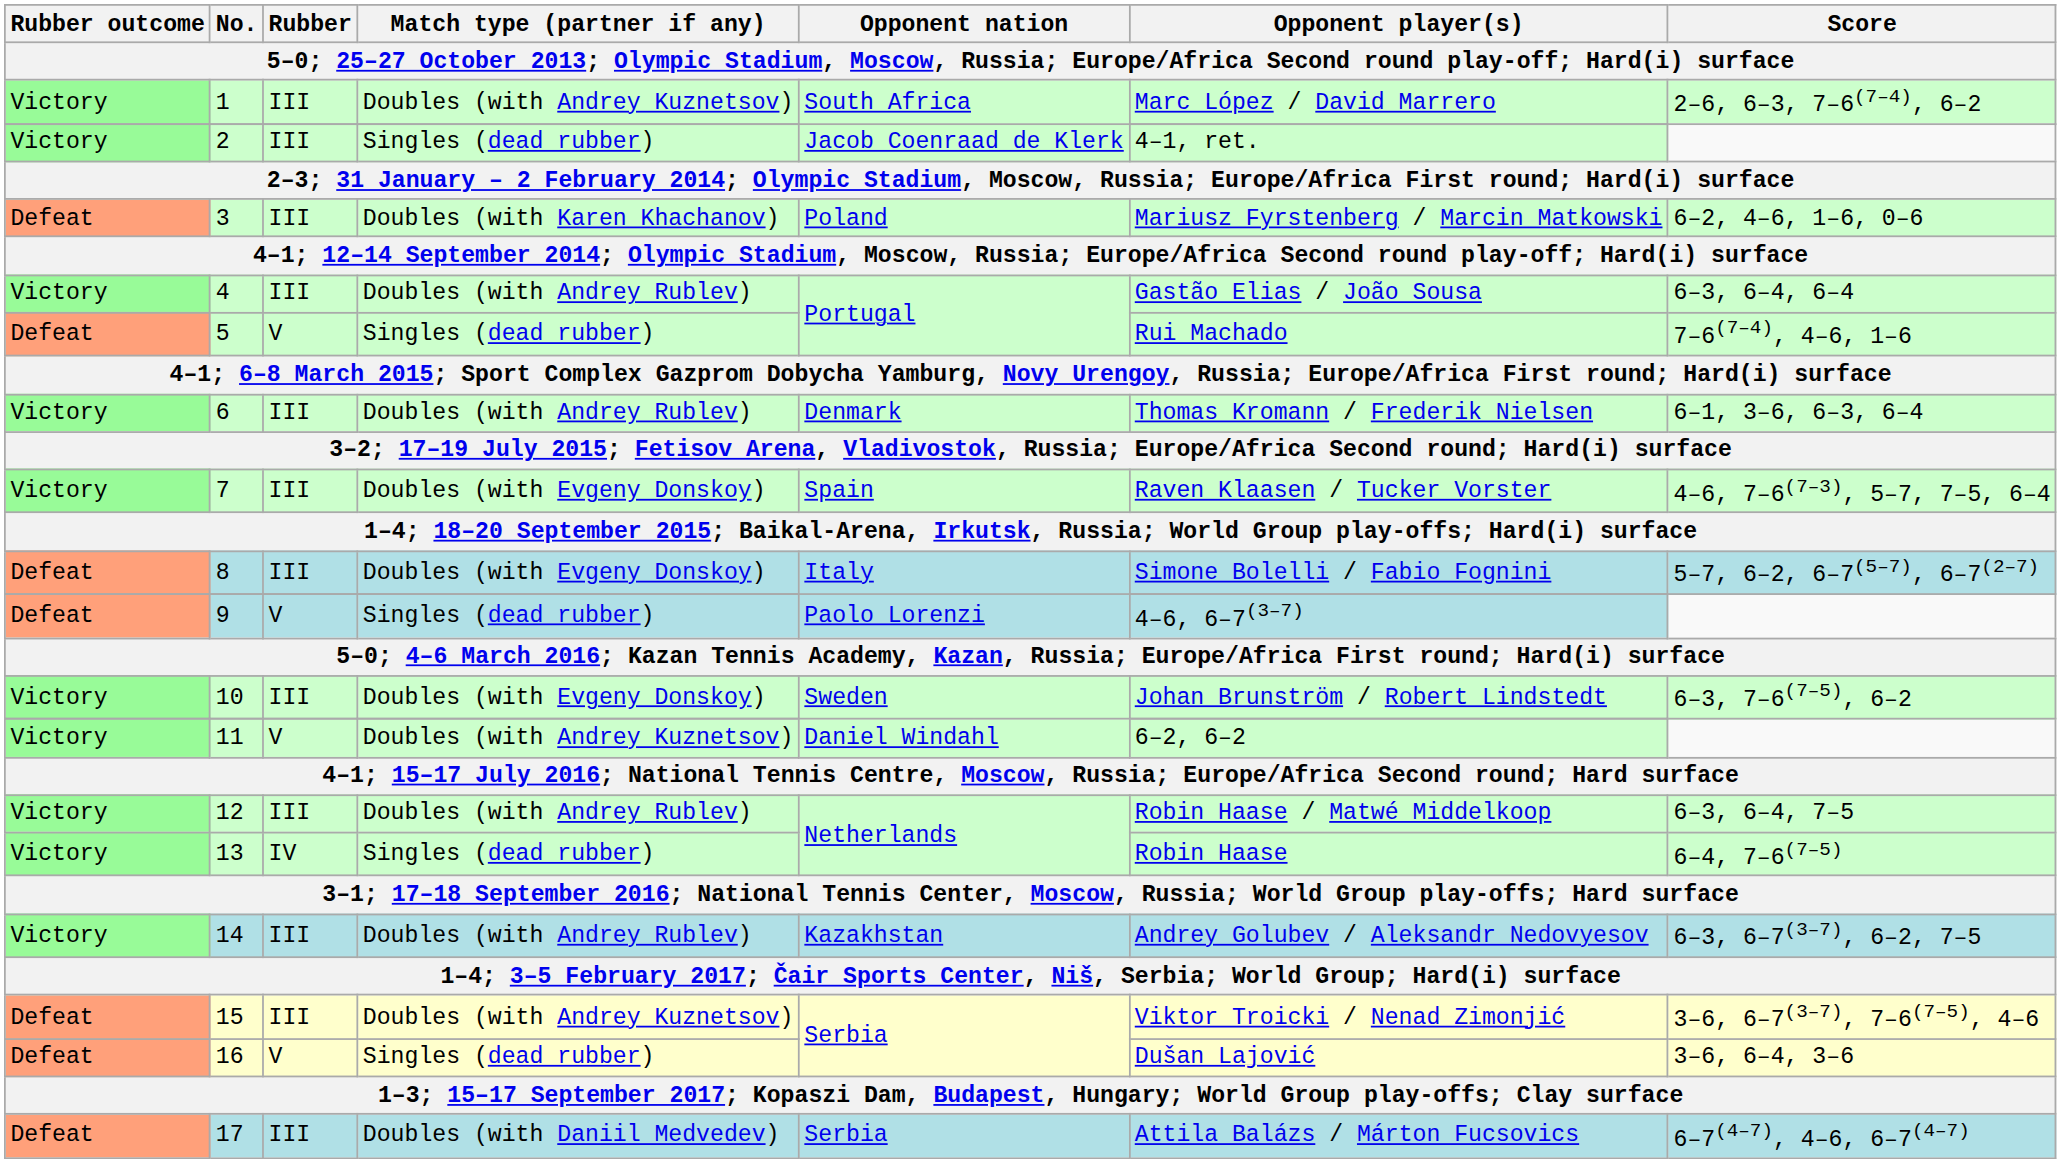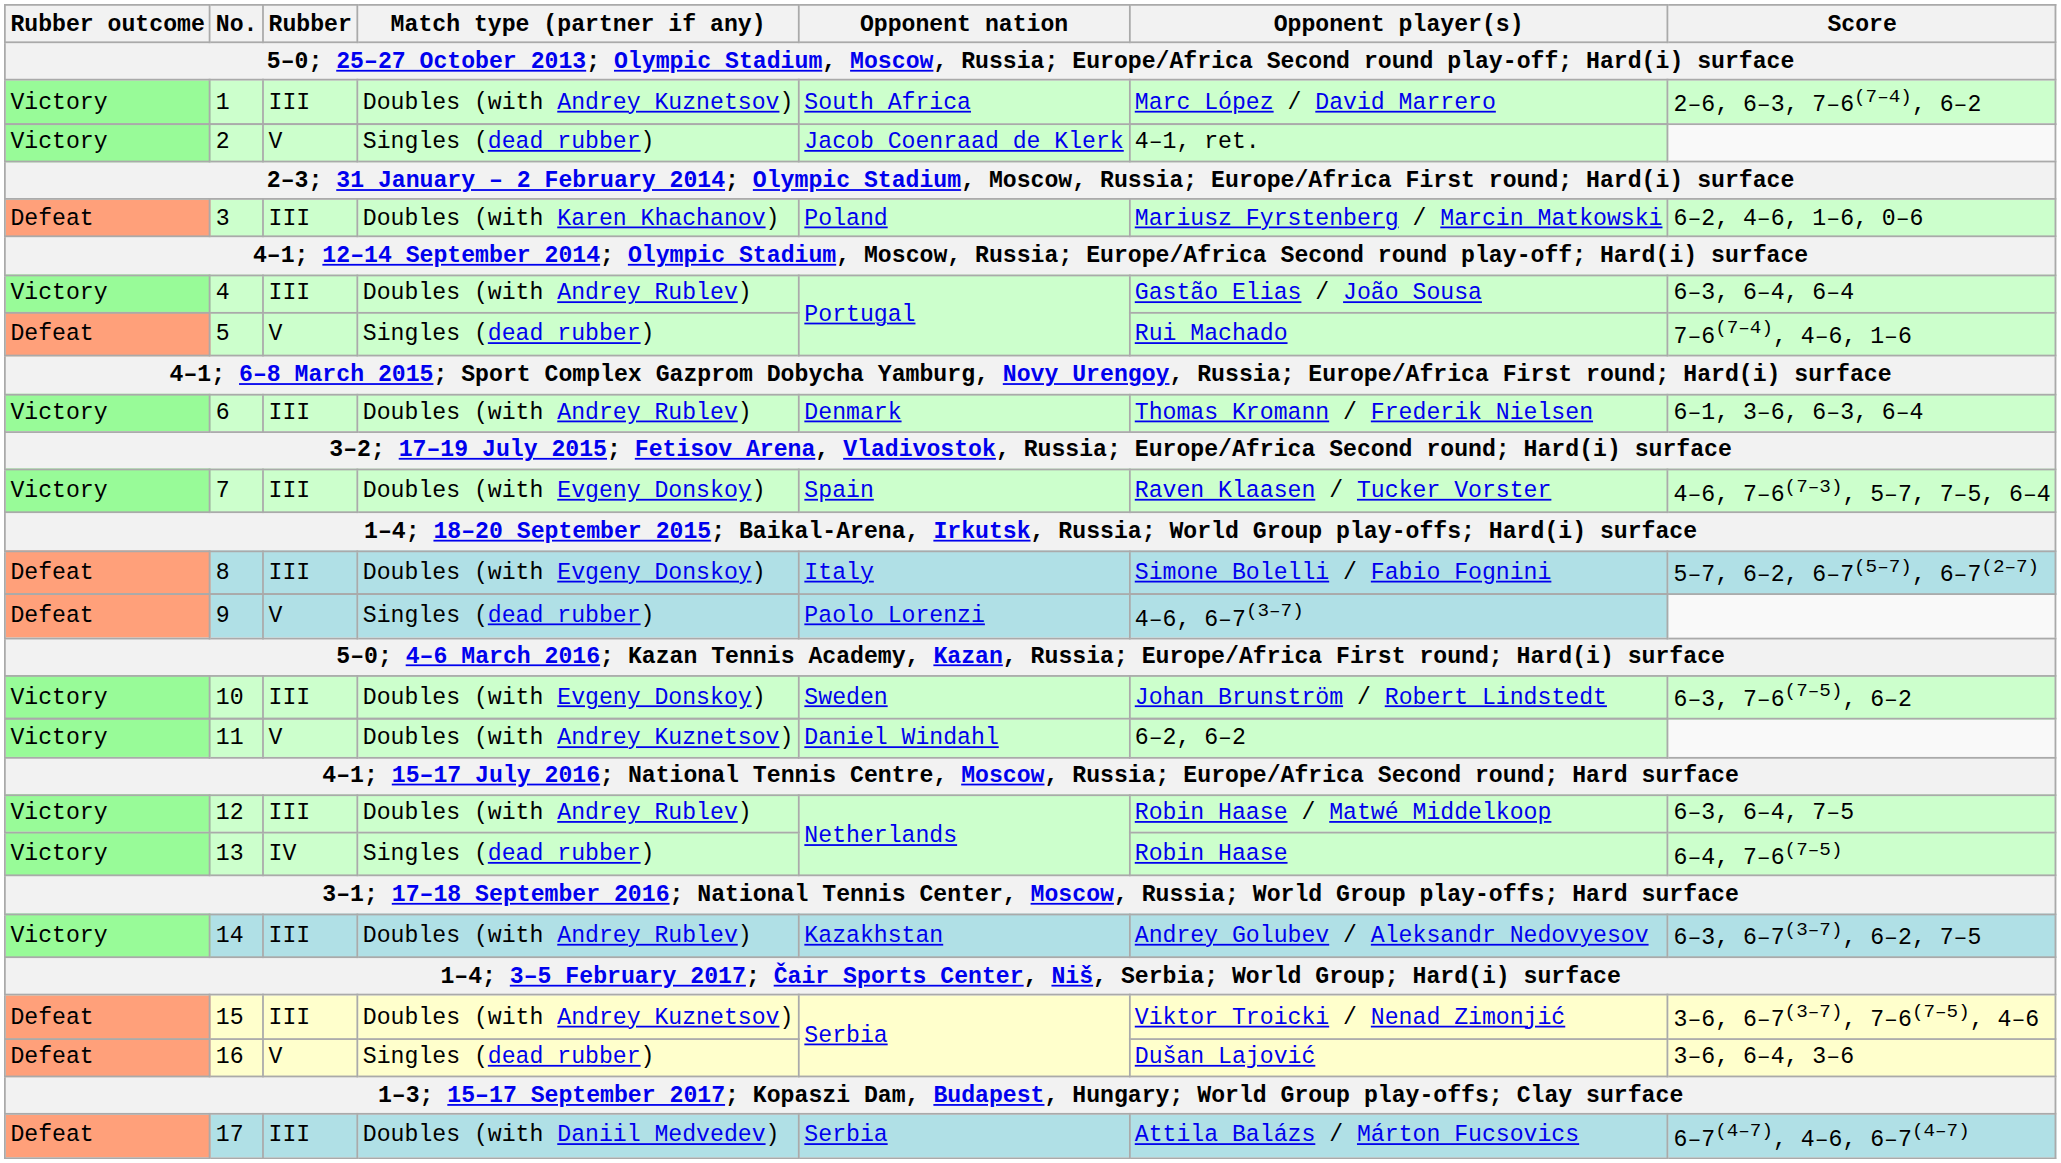(289, 143) III -> (275, 143) V
